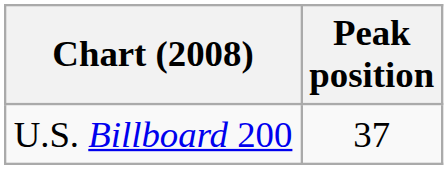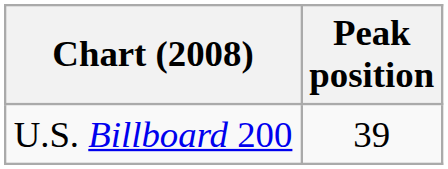(372, 133) 37 -> (372, 133) 39
